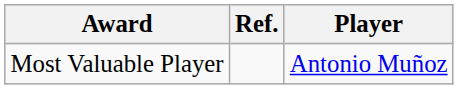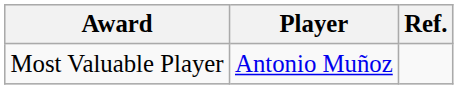columns swapped: (369, 24) <-> (257, 24)
